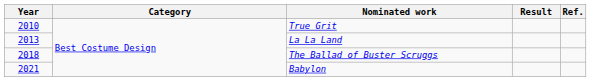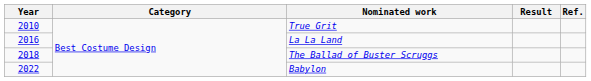(29, 40) 2013 -> (29, 40) 2016
(29, 69) 2021 -> (29, 69) 2022
